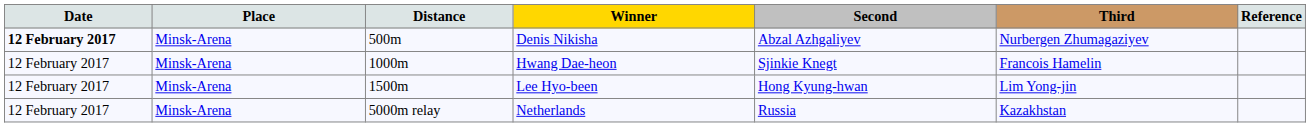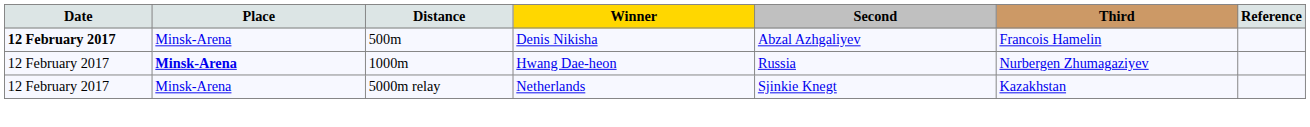(1074, 39) Nurbergen Zhumagaziyev -> (1050, 39) Francois Hamelin
(193, 63) normal -> (196, 63) bold
(797, 63) Sjinkie Knegt -> (777, 63) Russia
(1050, 63) Francois Hamelin -> (1074, 63) Nurbergen Zhumagaziyev
- row: (557, 86)
(777, 110) Russia -> (797, 86) Sjinkie Knegt
